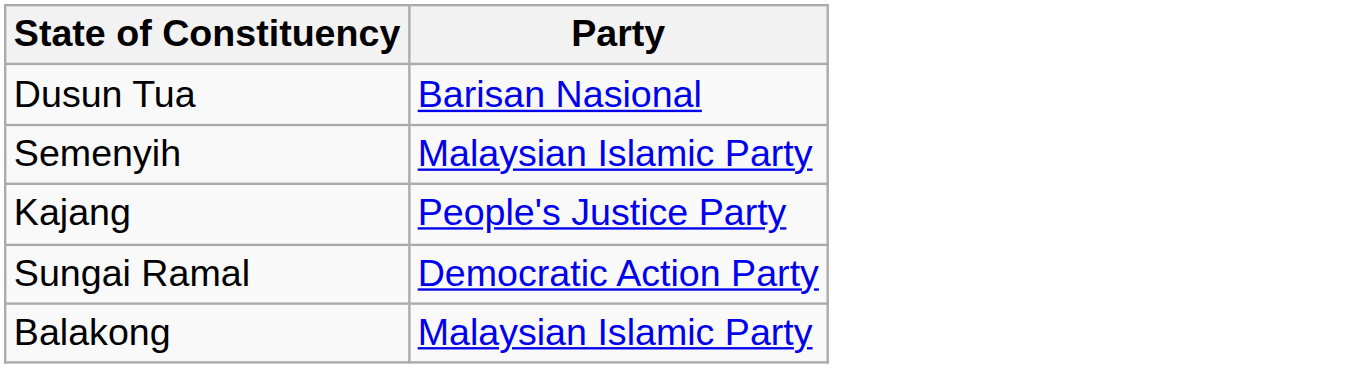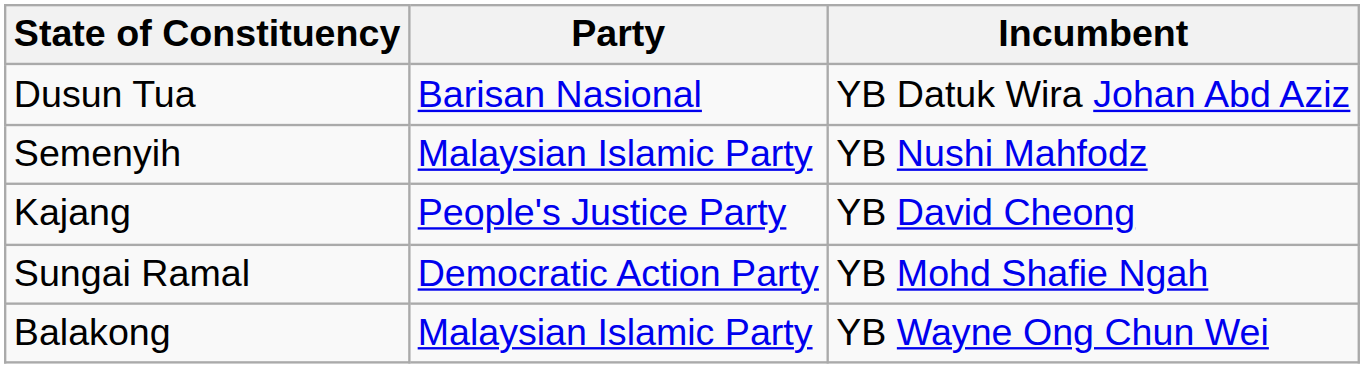+ column: (1093, 34)
